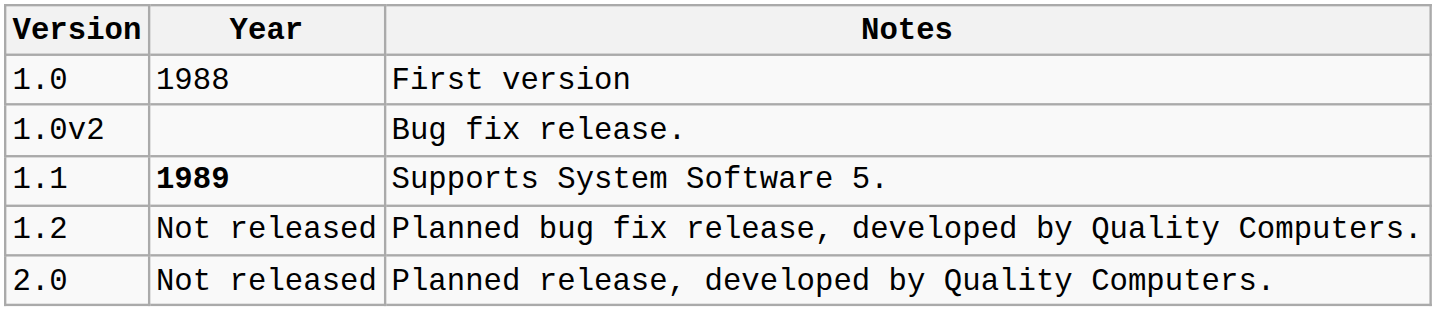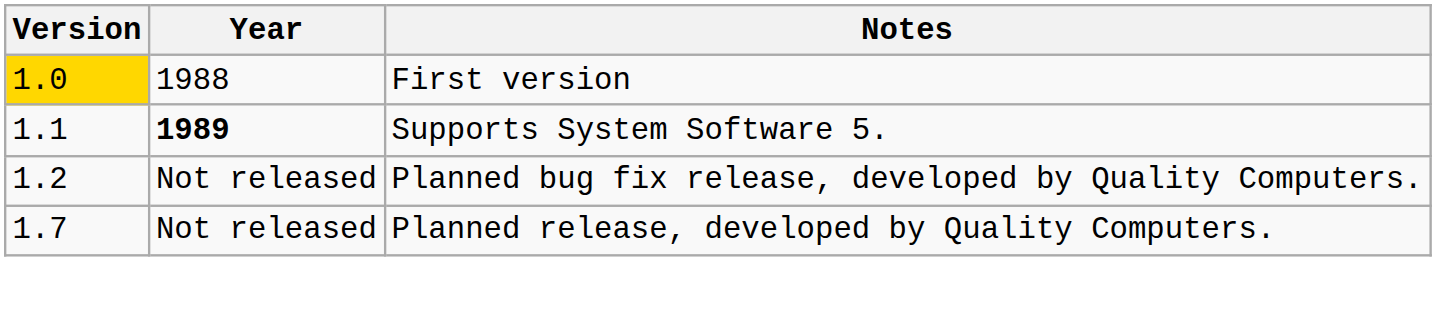(40, 80) no background -> (40, 80) gold background
- row: (539, 130)
(40, 280) 2.0 -> (40, 230) 1.7
